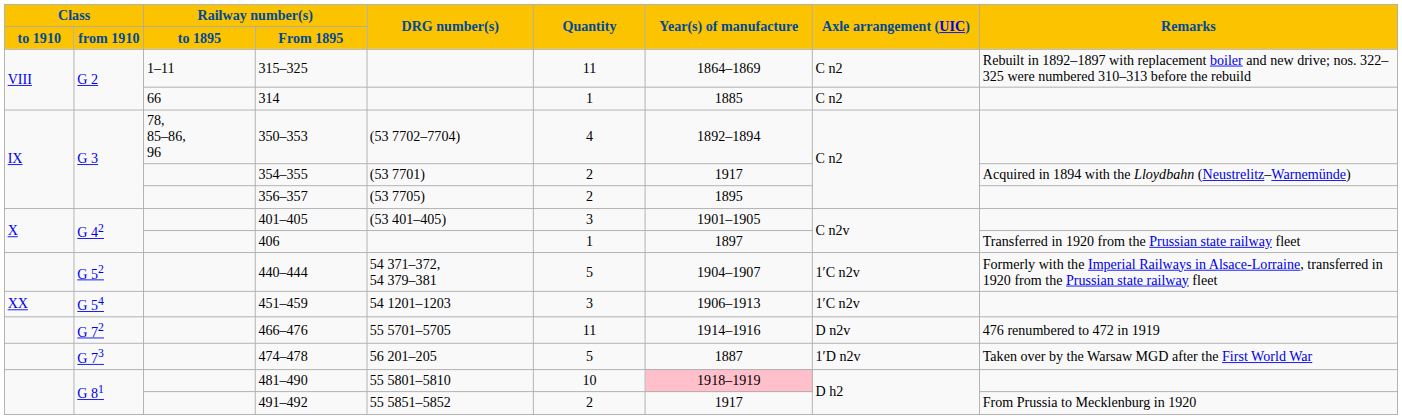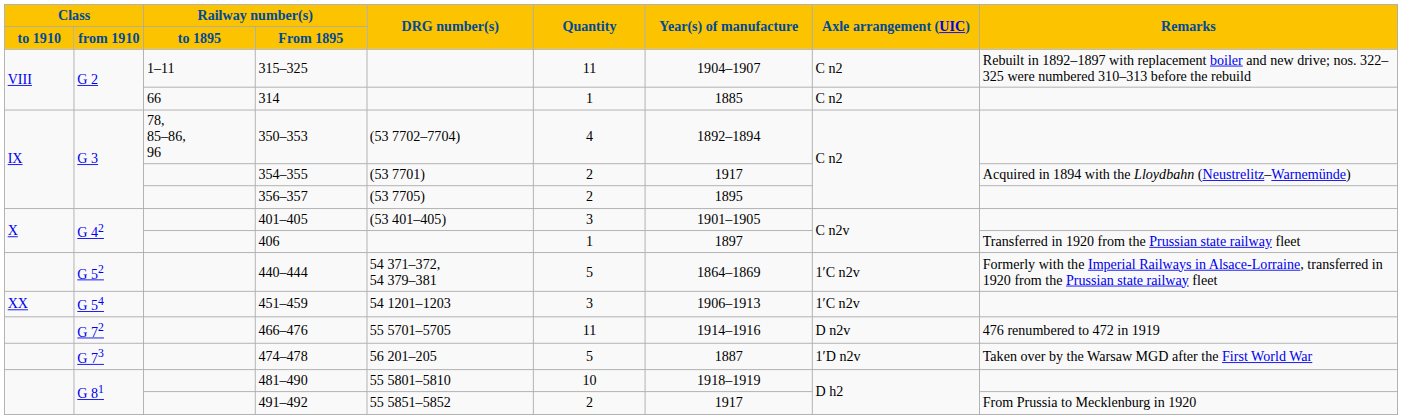(729, 68) 1864–1869 -> (729, 68) 1904–1907
(729, 272) 1904–1907 -> (729, 272) 1864–1869
(729, 380) pink background -> (729, 380) no background
